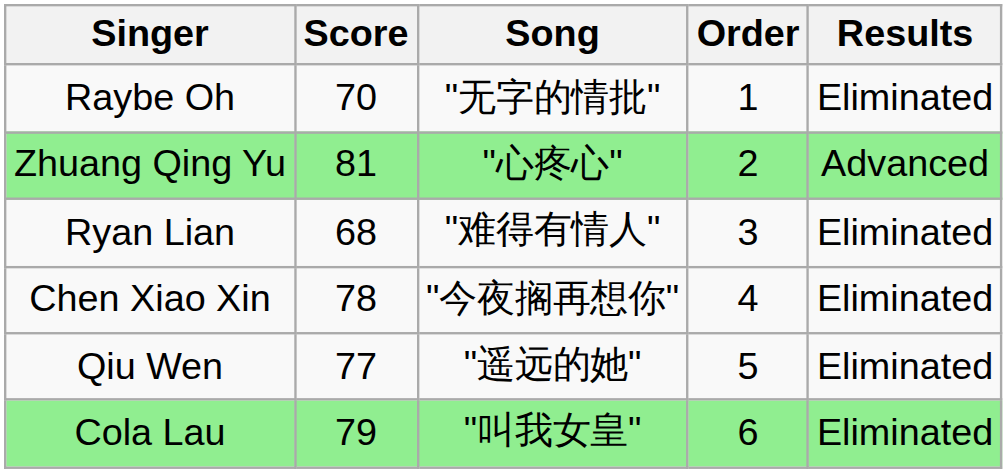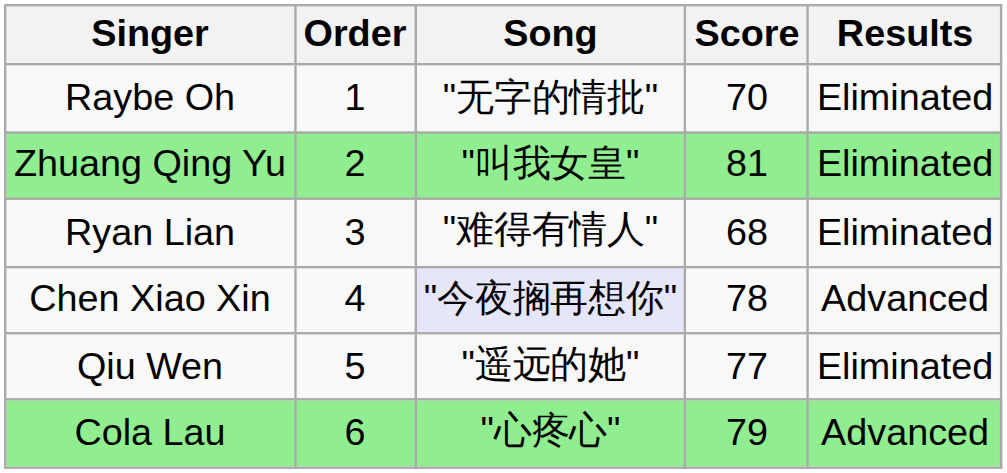columns swapped: (748, 34) <-> (356, 34)
(553, 163) "心疼心" -> (550, 163) "叫我女皇"
(905, 164) Advanced -> (905, 164) Eliminated
(553, 297) no background -> (550, 297) lavender background
(905, 298) Eliminated -> (905, 298) Advanced
(553, 431) "叫我女皇" -> (550, 431) "心疼心"
(905, 432) Eliminated -> (905, 432) Advanced
